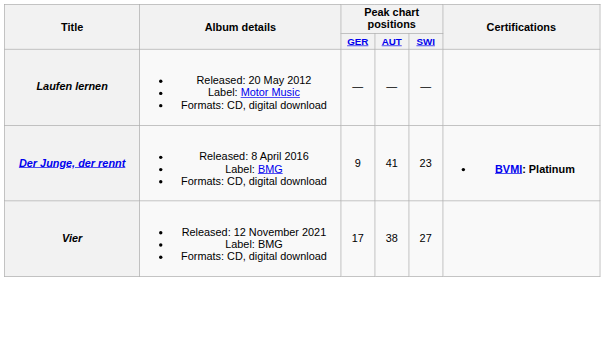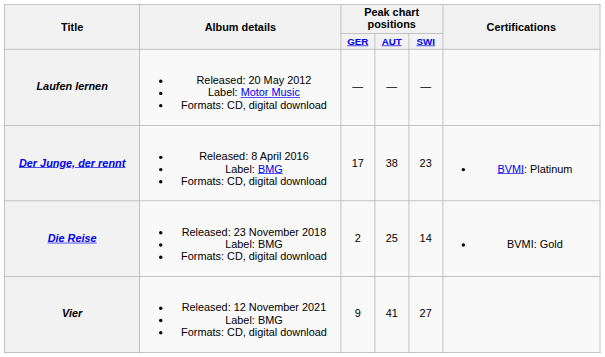(358, 163) 9 -> (358, 163) 17
(392, 163) 41 -> (392, 163) 38
(521, 169) bold -> (521, 169) normal
+ row: (72, 238)
(358, 238) 17 -> (358, 314) 9
(392, 238) 38 -> (392, 314) 41
